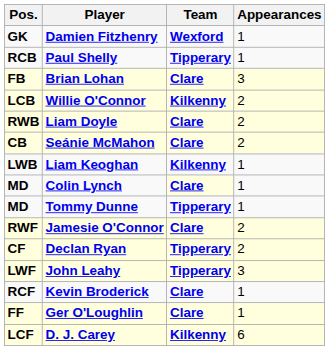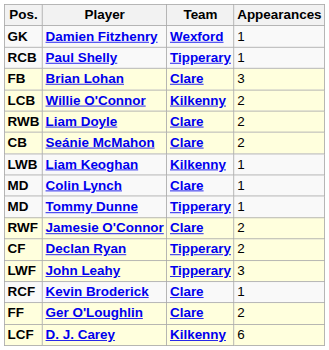(187, 185) lightyellow background -> (187, 185) no background
(241, 313) 1 -> (241, 313) 2
